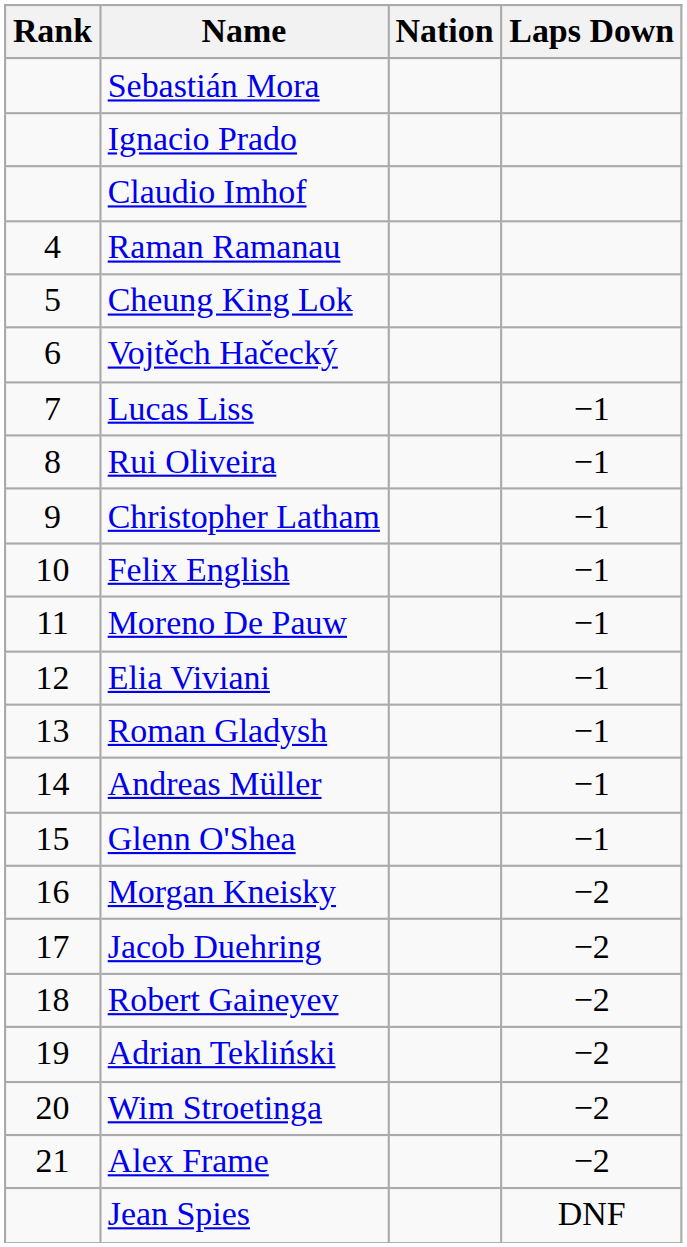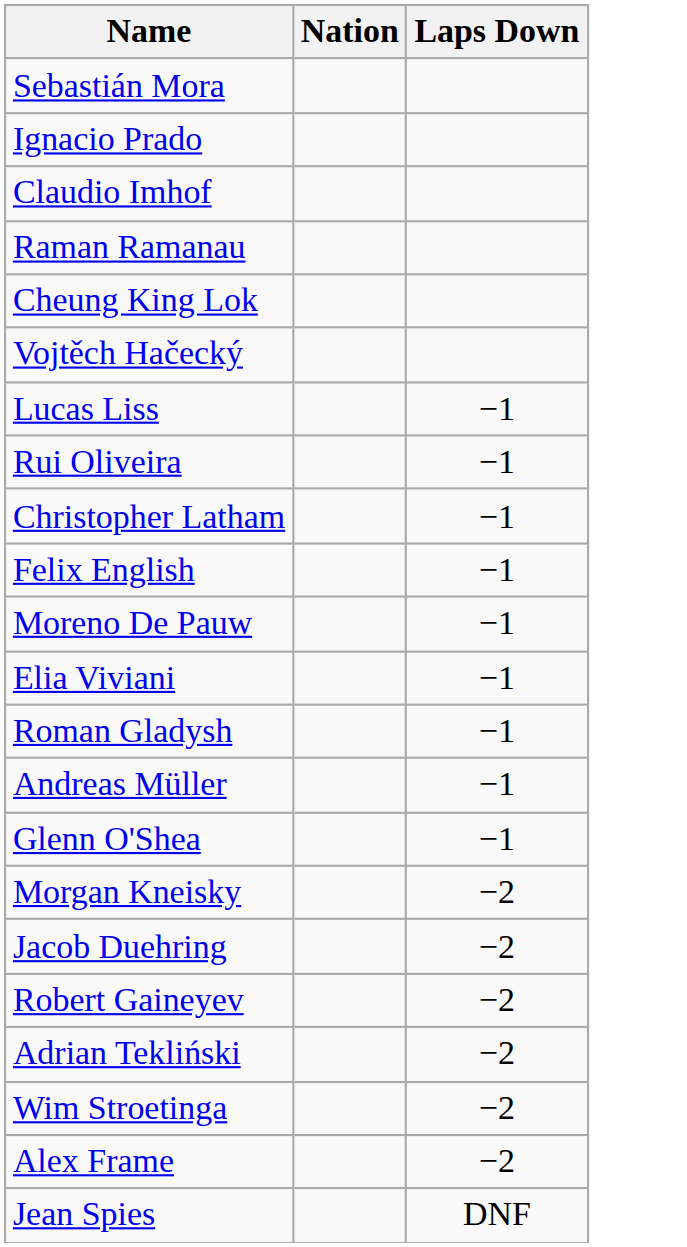- column: (52, 31)
